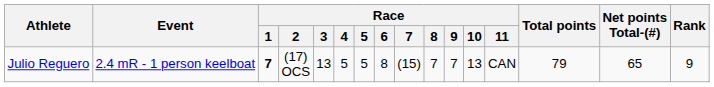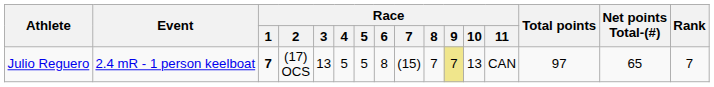(454, 65) no background -> (454, 65) khaki background
(559, 65) 79 -> (559, 65) 97
(690, 65) 9 -> (690, 65) 7
